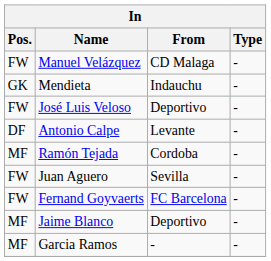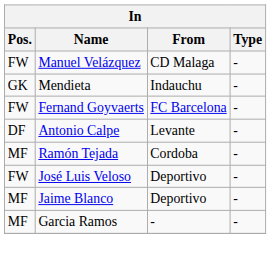rows swapped: (85, 107) <-> (91, 199)
- row: (73, 176)
